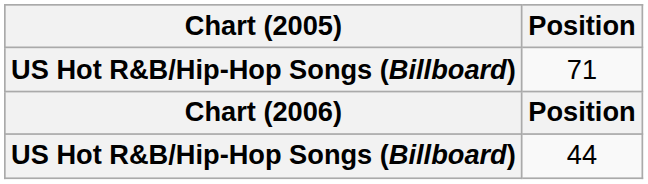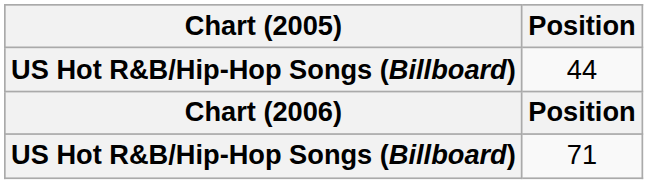rows swapped: (582, 69) <-> (582, 155)
